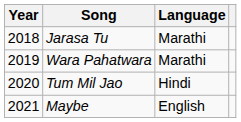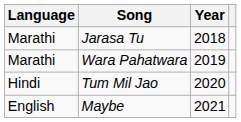columns swapped: (24, 15) <-> (192, 15)
